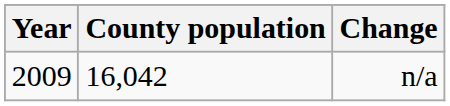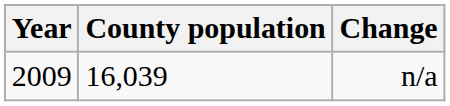(127, 75) 16,042 -> (127, 75) 16,039
